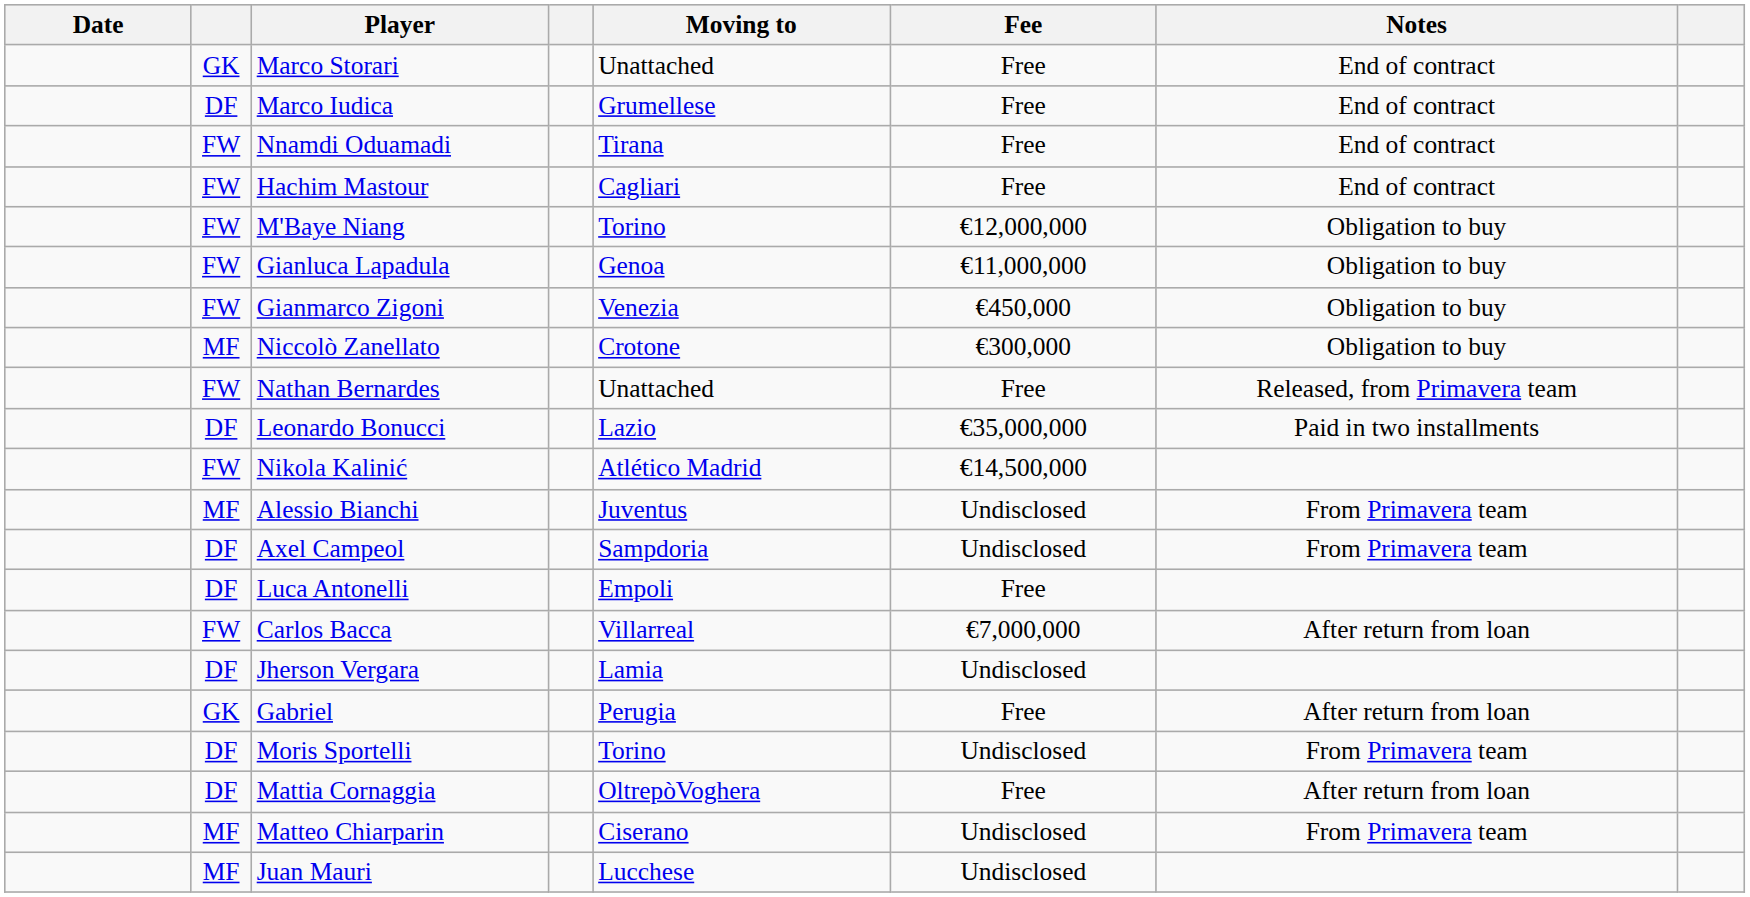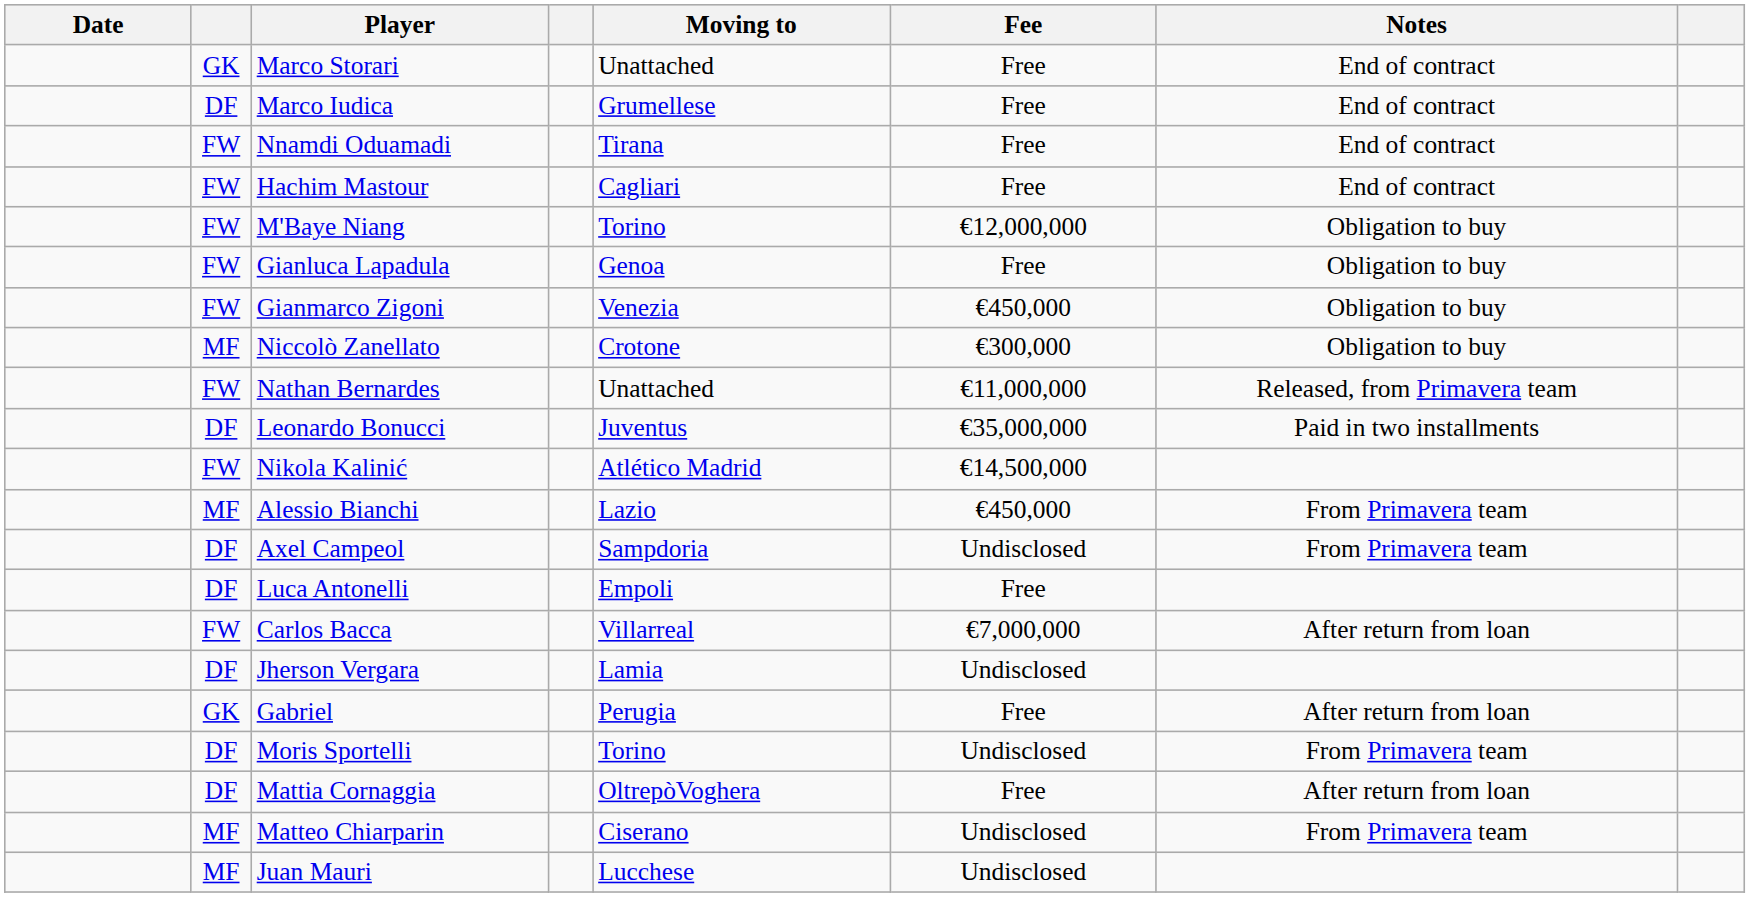(1023, 266) €11,000,000 -> (1023, 266) Free
(1023, 387) Free -> (1023, 387) €11,000,000
(627, 428) Lazio -> (643, 428) Juventus
(643, 508) Juventus -> (627, 508) Lazio
(1023, 508) Undisclosed -> (1023, 508) €450,000
